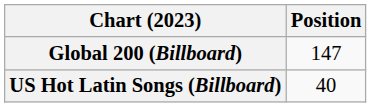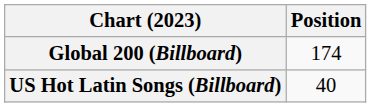(326, 53) 147 -> (326, 53) 174
